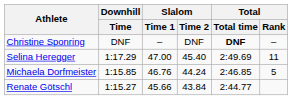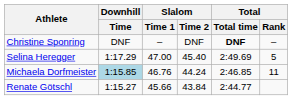(274, 57) 11 -> (274, 57) 5
(121, 72) no background -> (121, 72) lightblue background
(274, 72) 5 -> (274, 72) 11
